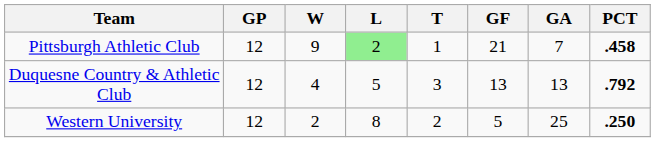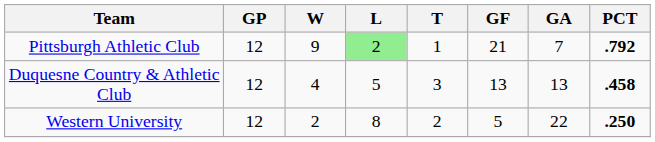(620, 46) .458 -> (620, 46) .792
(620, 84) .792 -> (620, 84) .458
(559, 121) 25 -> (559, 121) 22
